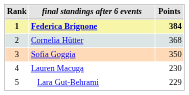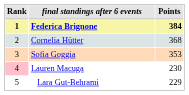(175, 54) 350 -> (175, 54) 353
(17, 68) no background -> (17, 68) pink background
